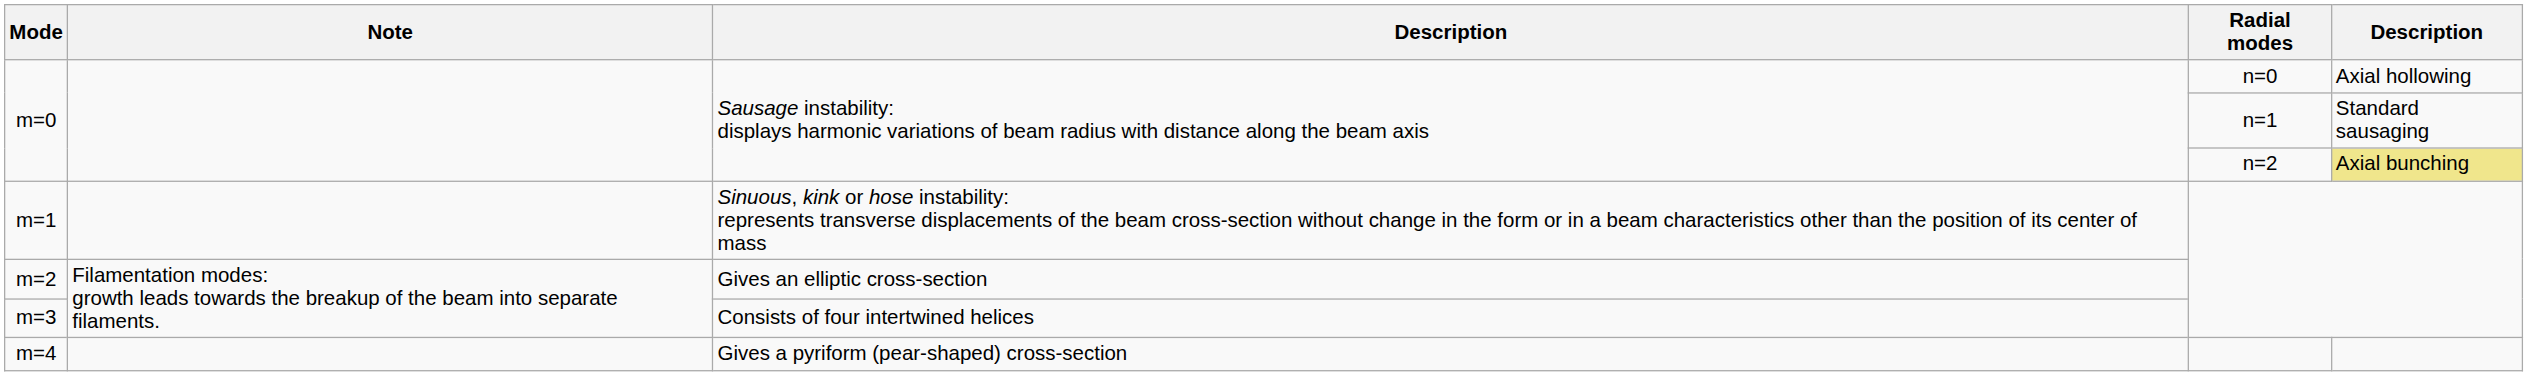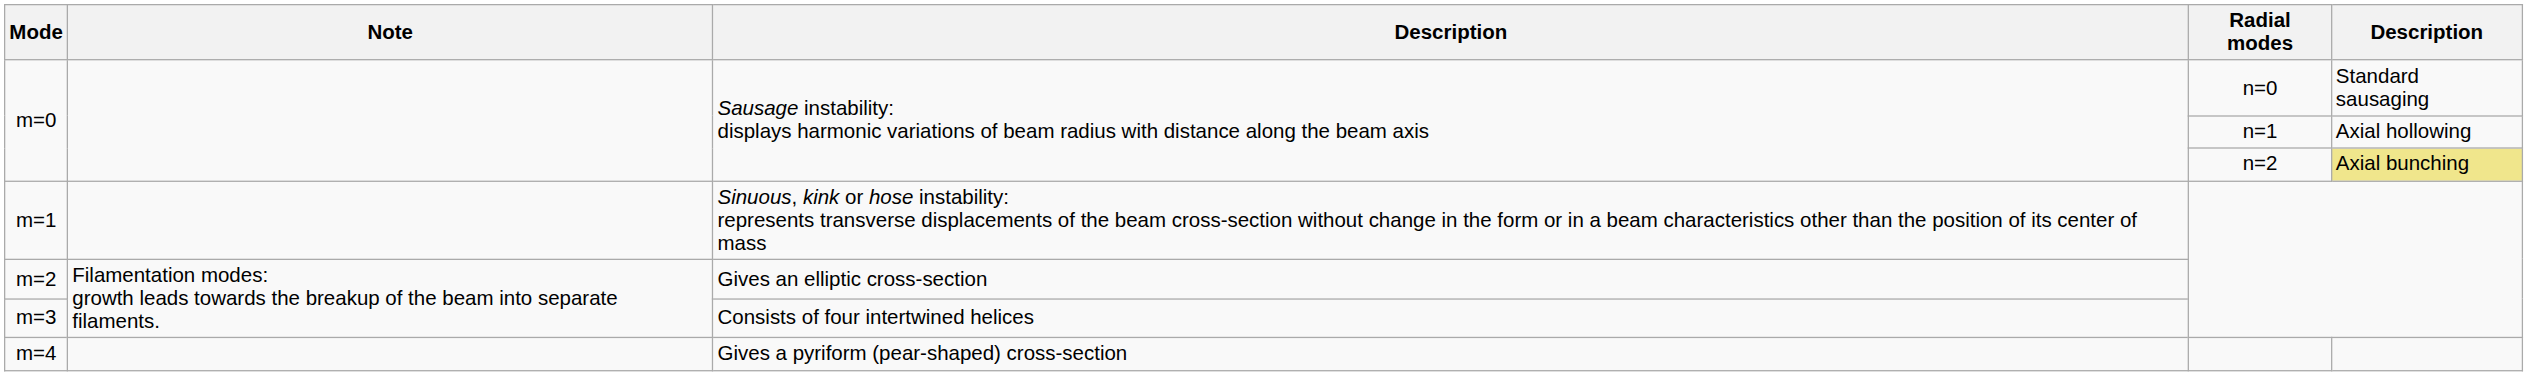(2404, 76) Axial hollowing -> (2383, 87) Standard sausaging
(2383, 120) Standard sausaging -> (2404, 131) Axial hollowing
